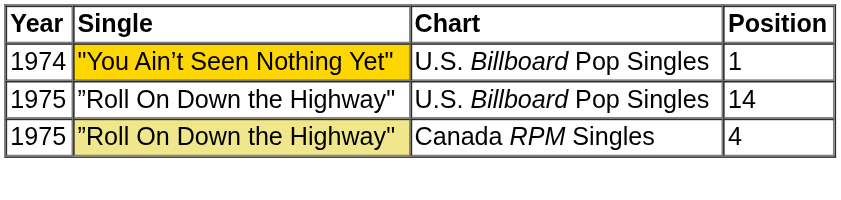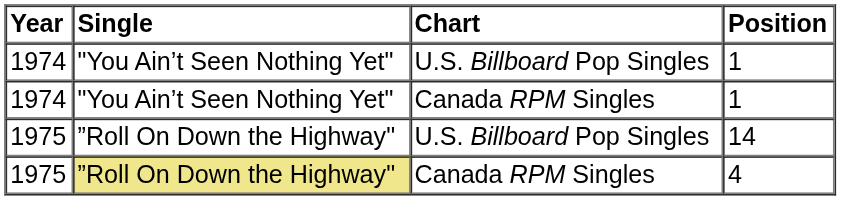(236, 61) gold background -> (236, 61) no background
+ row: (535, 99)
